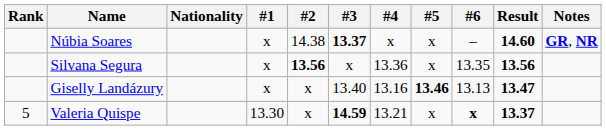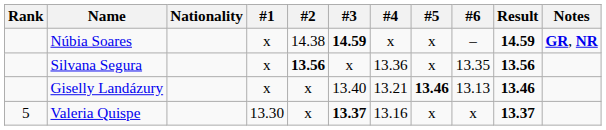(349, 40) 13.37 -> (349, 40) 14.59
(518, 40) 14.60 -> (518, 40) 14.59
(391, 88) 13.16 -> (391, 88) 13.21
(518, 88) 13.47 -> (518, 88) 13.46
(349, 112) 14.59 -> (349, 112) 13.37
(391, 112) 13.21 -> (391, 112) 13.16
(473, 112) bold -> (473, 112) normal
